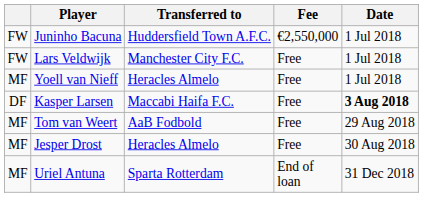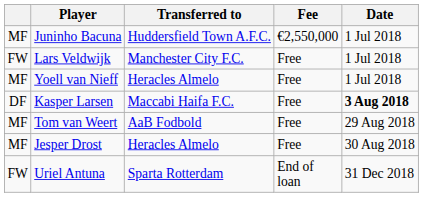(18, 36) FW -> (18, 36) MF
(18, 173) MF -> (18, 173) FW
